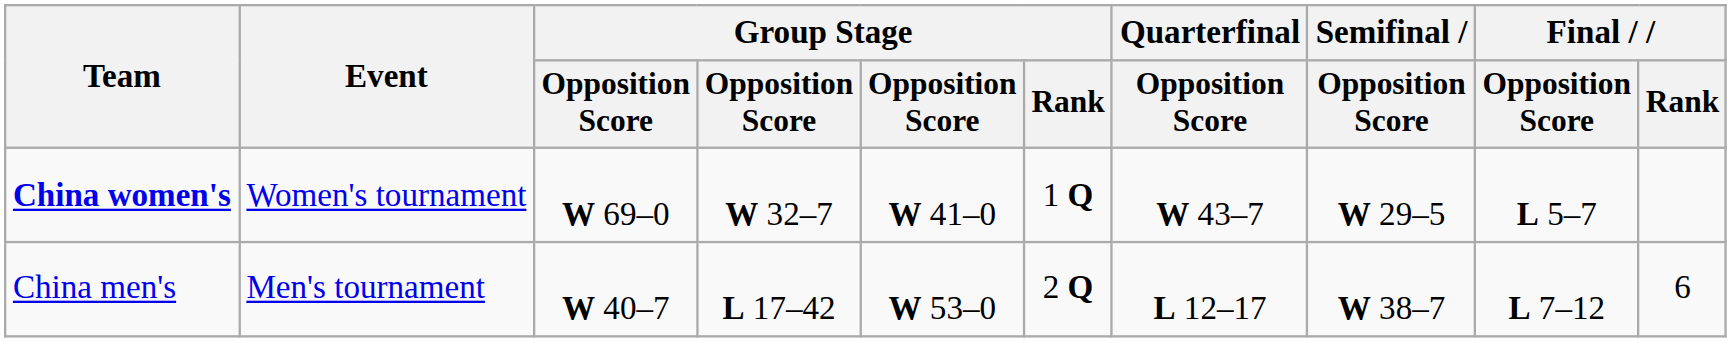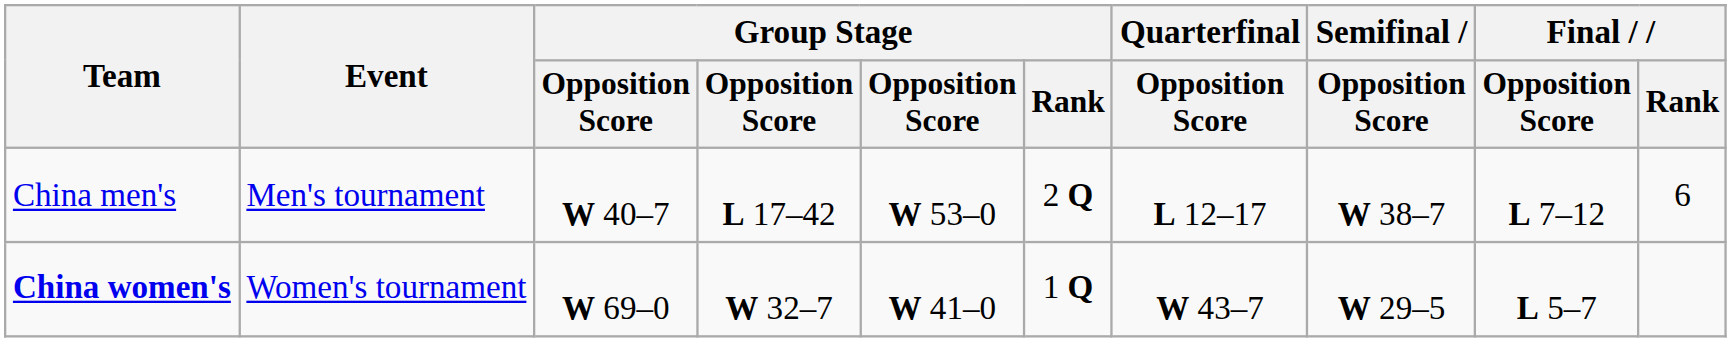rows swapped: (95, 288) <-> (122, 194)
